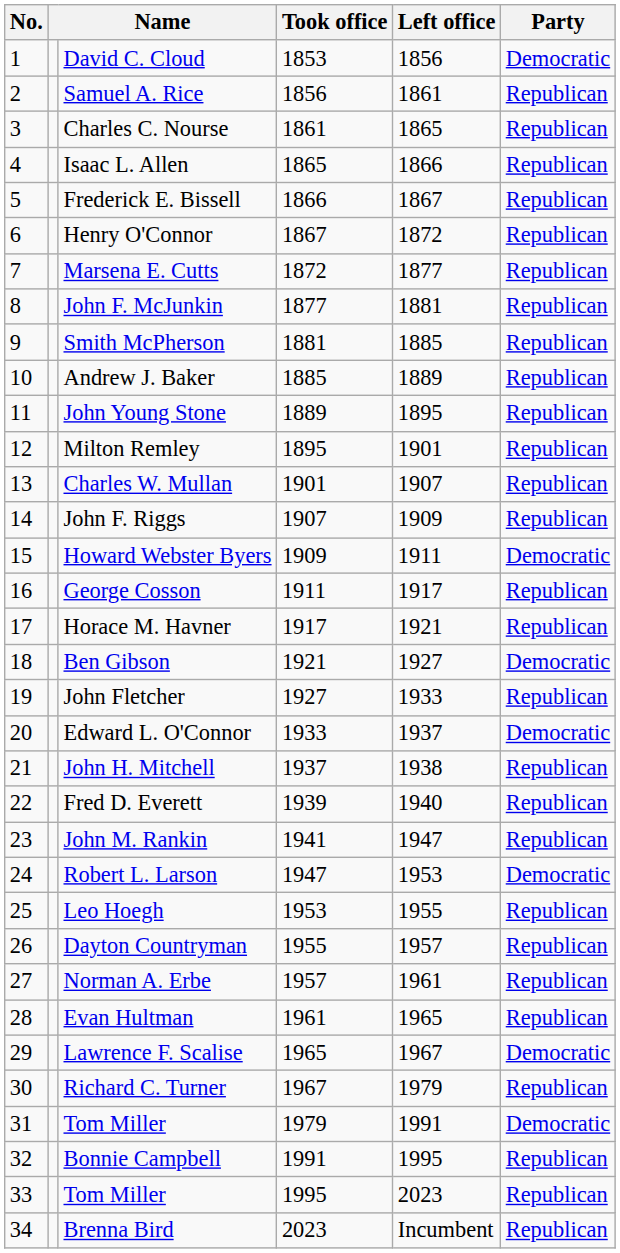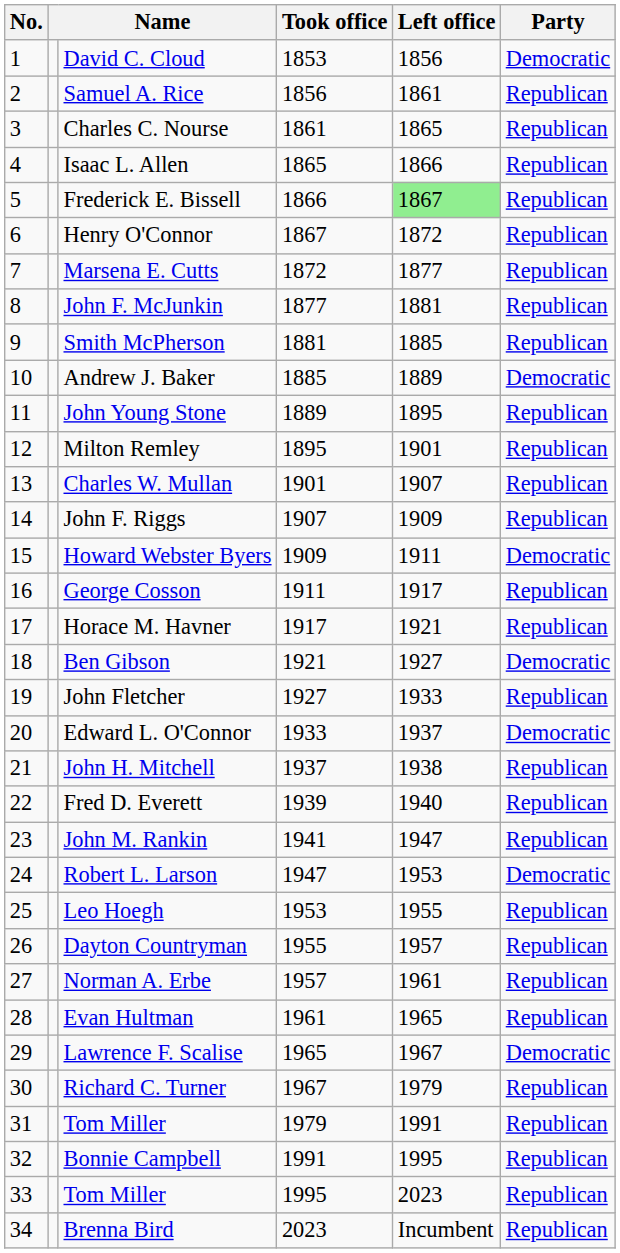(420, 199) no background -> (420, 199) lightgreen background
(557, 377) Republican -> (558, 377) Democratic
(558, 1123) Democratic -> (557, 1123) Republican
